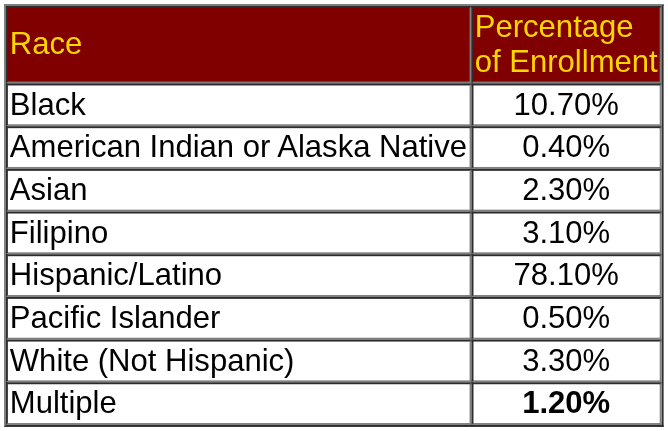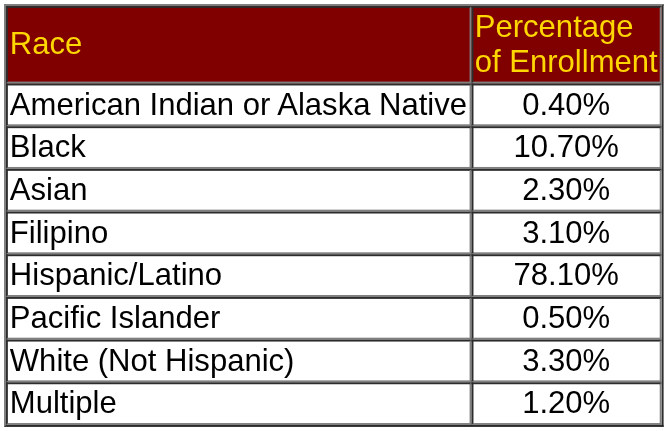rows swapped: (48, 104) <-> (238, 147)
(566, 403) bold -> (566, 403) normal
